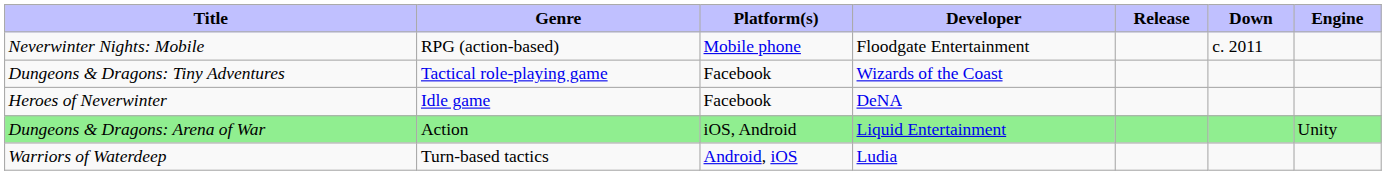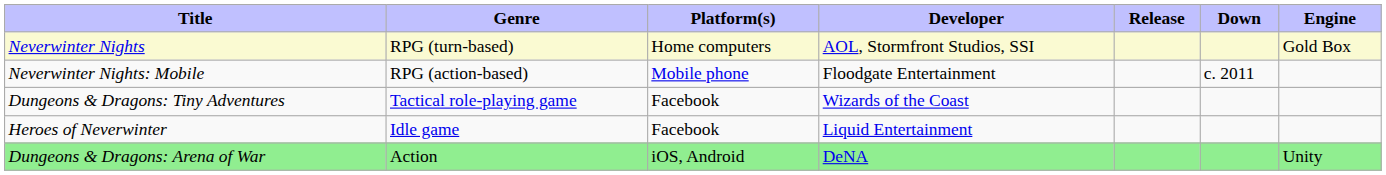+ row: (77, 45)
(879, 101) DeNA -> (898, 128) Liquid Entertainment
(931, 128) Liquid Entertainment -> (845, 156) DeNA
- row: (88, 156)
